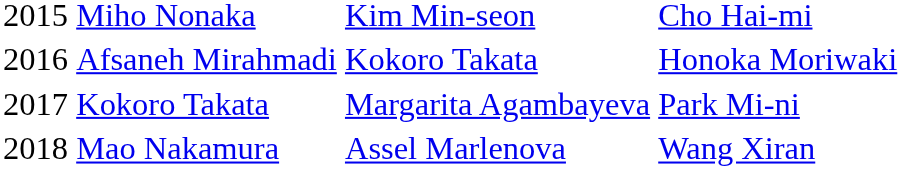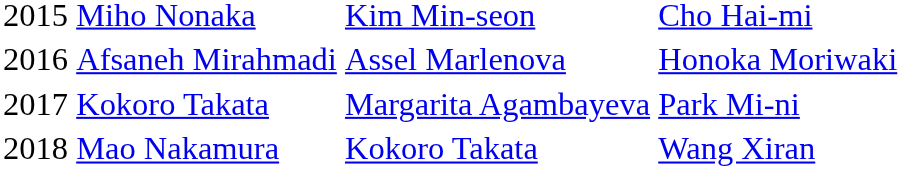(441, 59) Kokoro Takata -> (455, 59) Assel Marlenova
(455, 148) Assel Marlenova -> (441, 148) Kokoro Takata
